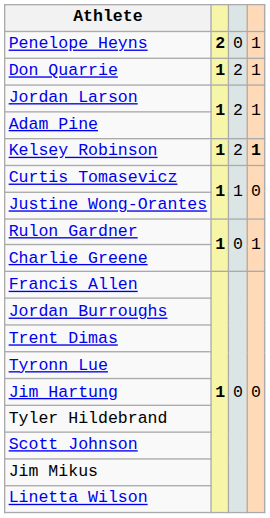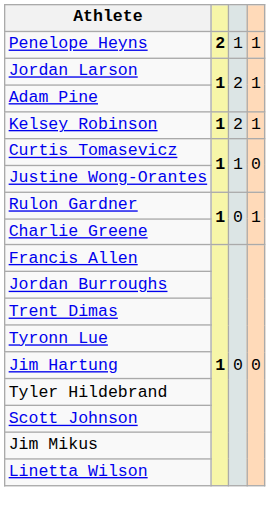(238, 45) 0 -> (238, 45) 1
- row: (63, 72)
(256, 152) bold -> (256, 125) normal
